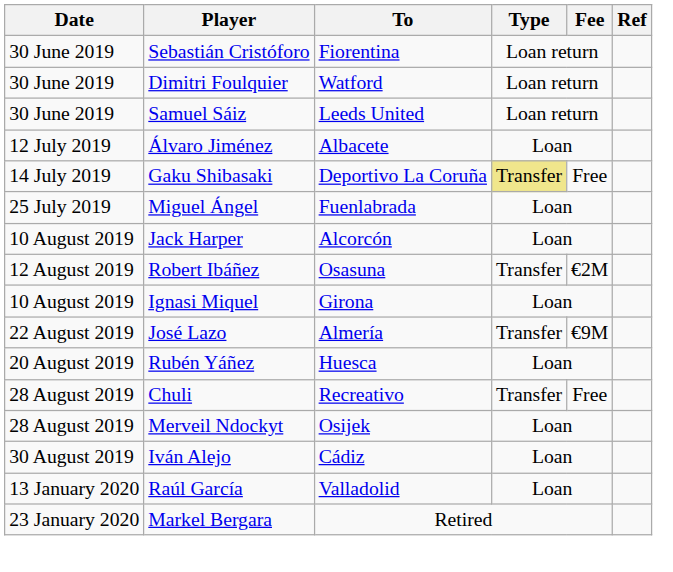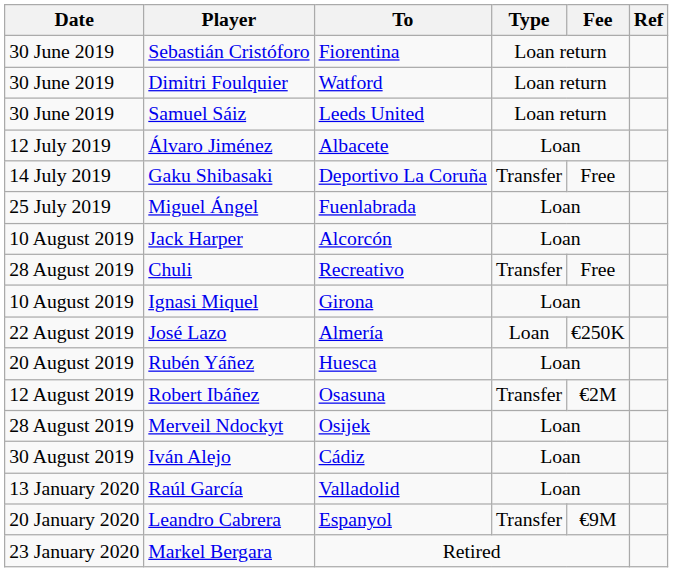(529, 176) khaki background -> (529, 176) no background
rows swapped: (204, 269) <-> (170, 394)
(529, 332) Transfer -> (529, 332) Loan
(590, 332) €9M -> (598, 332) €250K
+ row: (215, 519)
